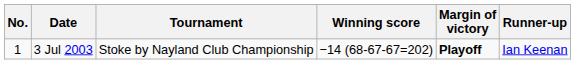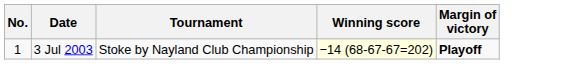- column: (535, 22)
(376, 49) no background -> (376, 49) lightyellow background
